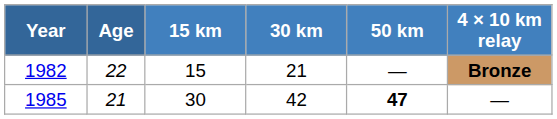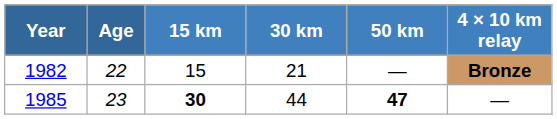(116, 100) 21 -> (116, 100) 23
(195, 100) normal -> (195, 100) bold
(296, 100) 42 -> (296, 100) 44
